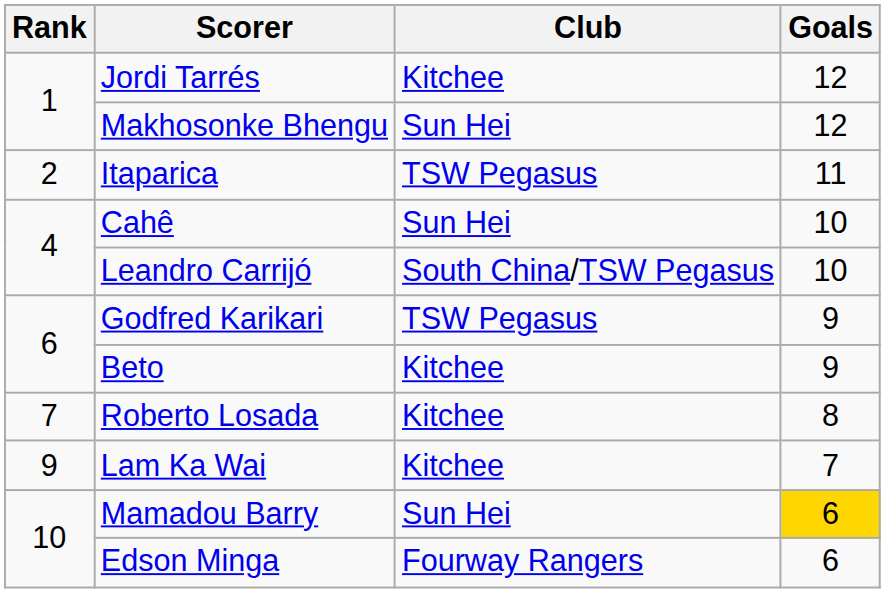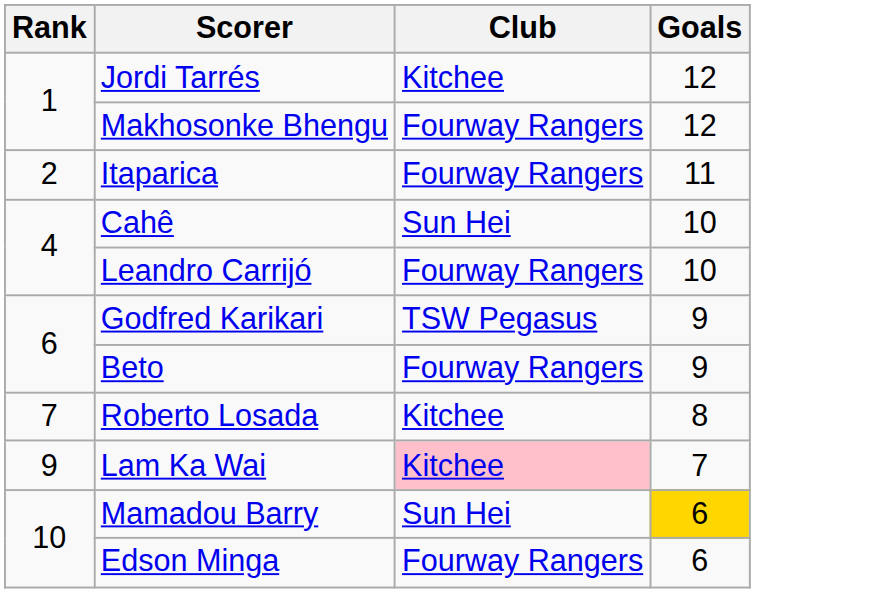(456, 125) Sun Hei -> (523, 125) Fourway Rangers
(500, 174) TSW Pegasus -> (523, 174) Fourway Rangers
(588, 271) South China/TSW Pegasus -> (523, 271) Fourway Rangers
(453, 367) Kitchee -> (523, 367) Fourway Rangers
(453, 464) no background -> (453, 464) pink background
